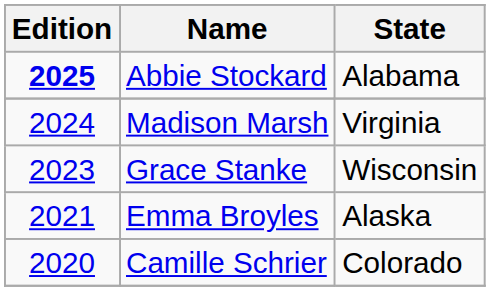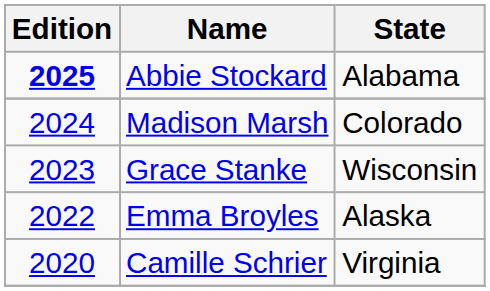(391, 122) Virginia -> (402, 122) Colorado
(62, 216) 2021 -> (62, 216) 2022
(402, 263) Colorado -> (391, 263) Virginia
